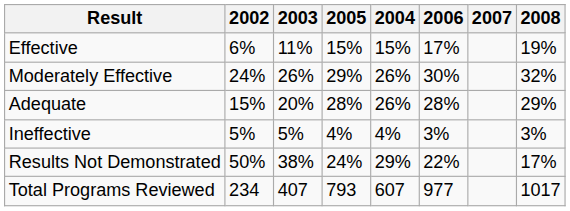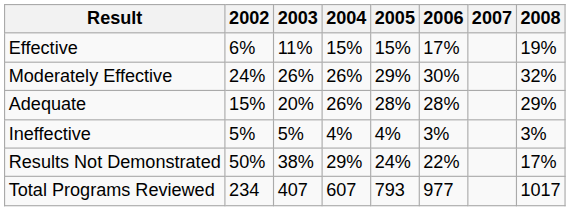columns swapped: (395, 18) <-> (346, 18)
